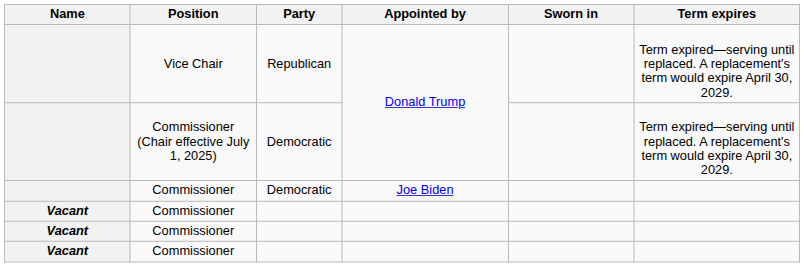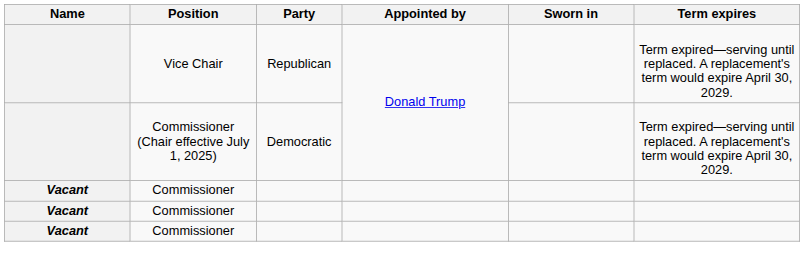- row: (193, 190)
